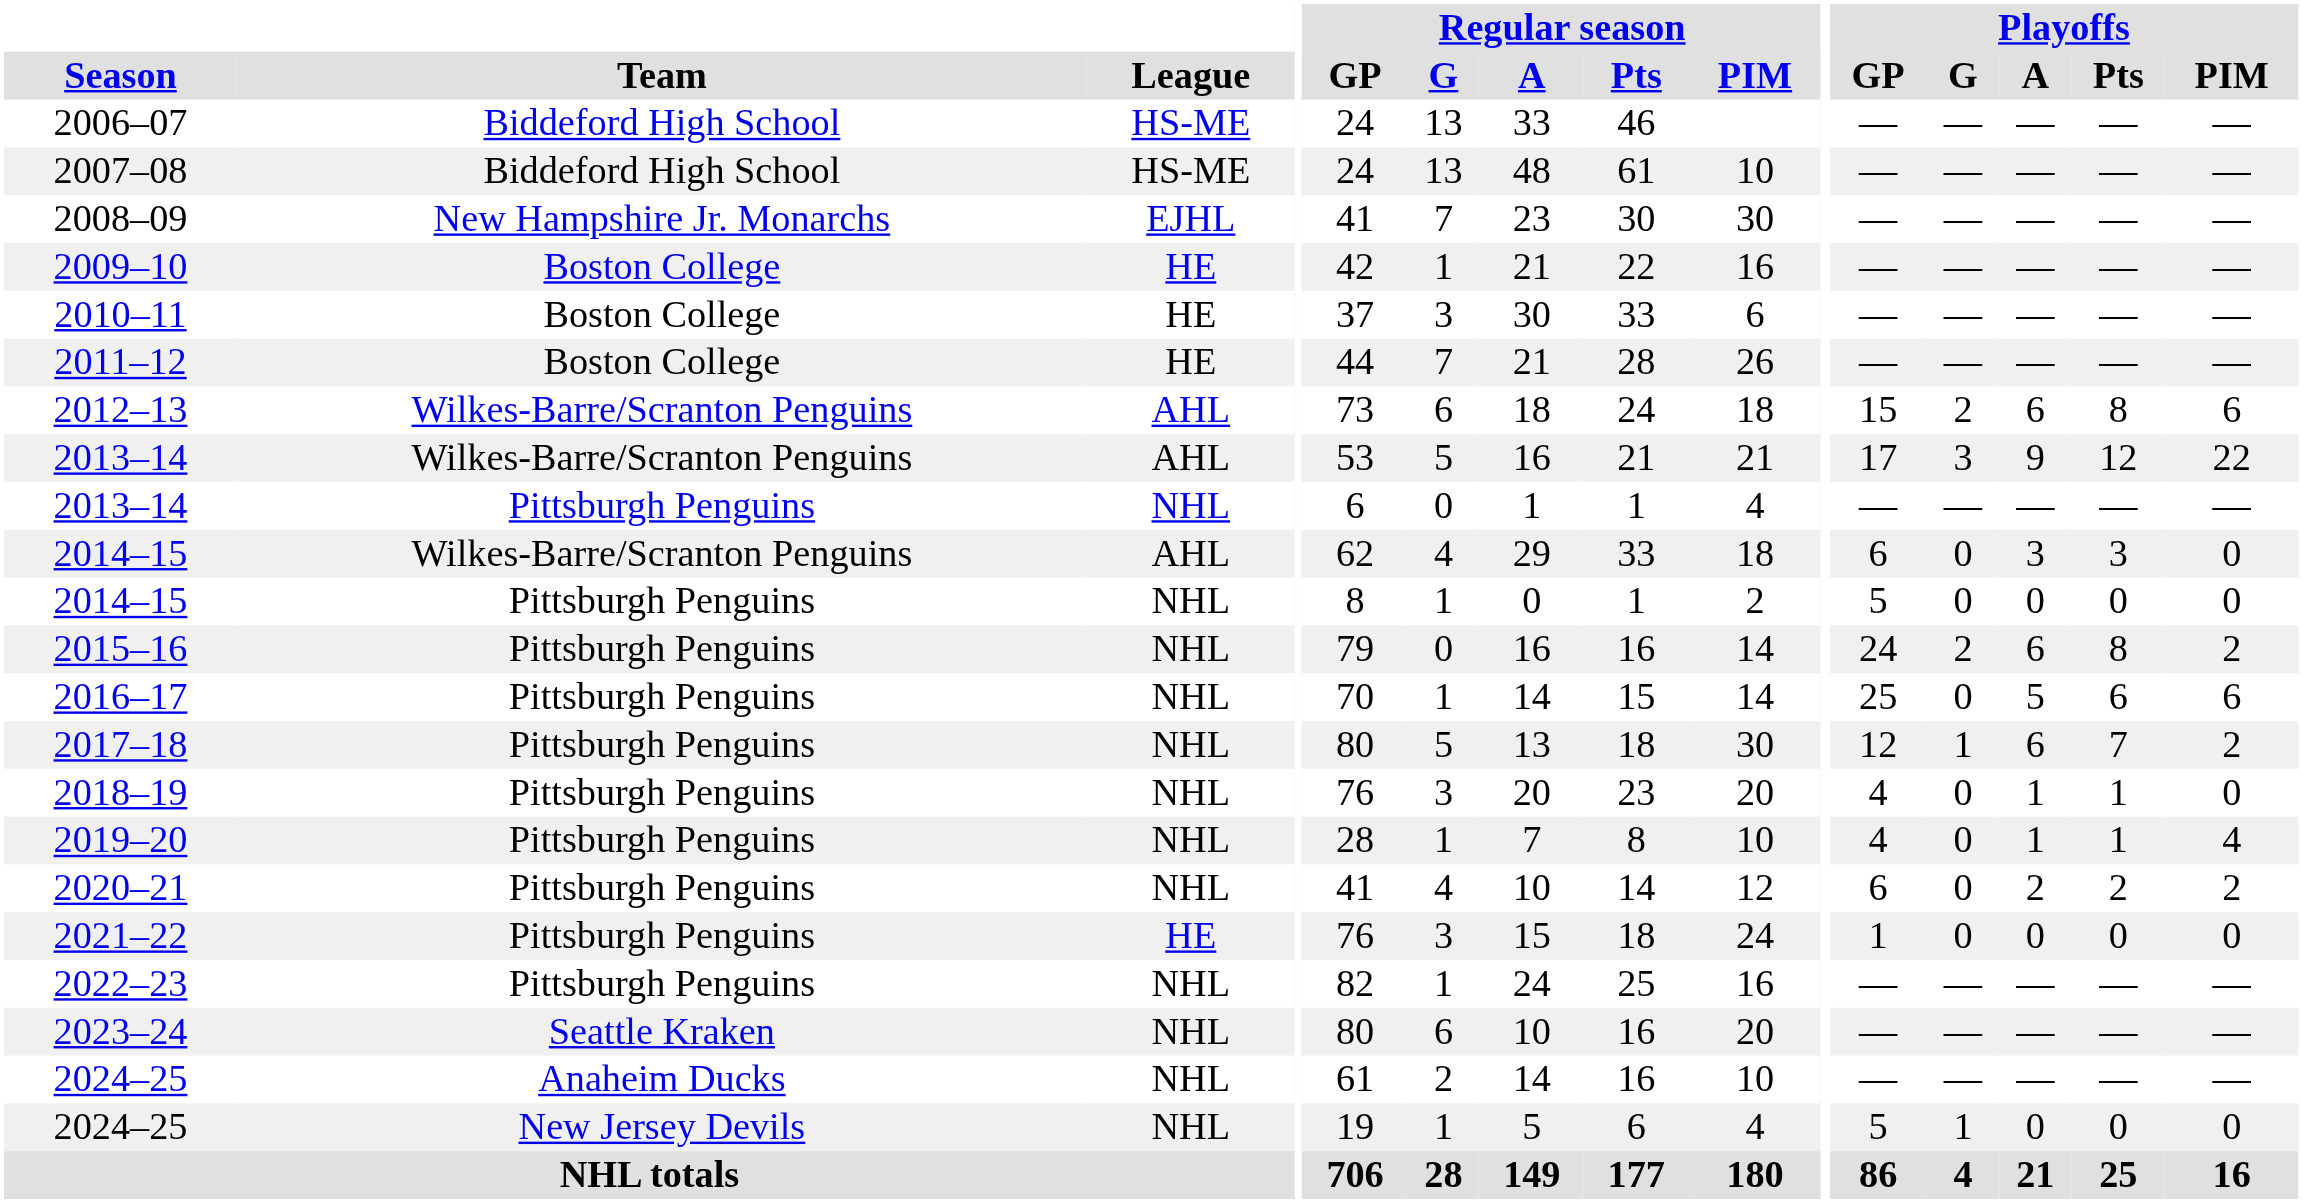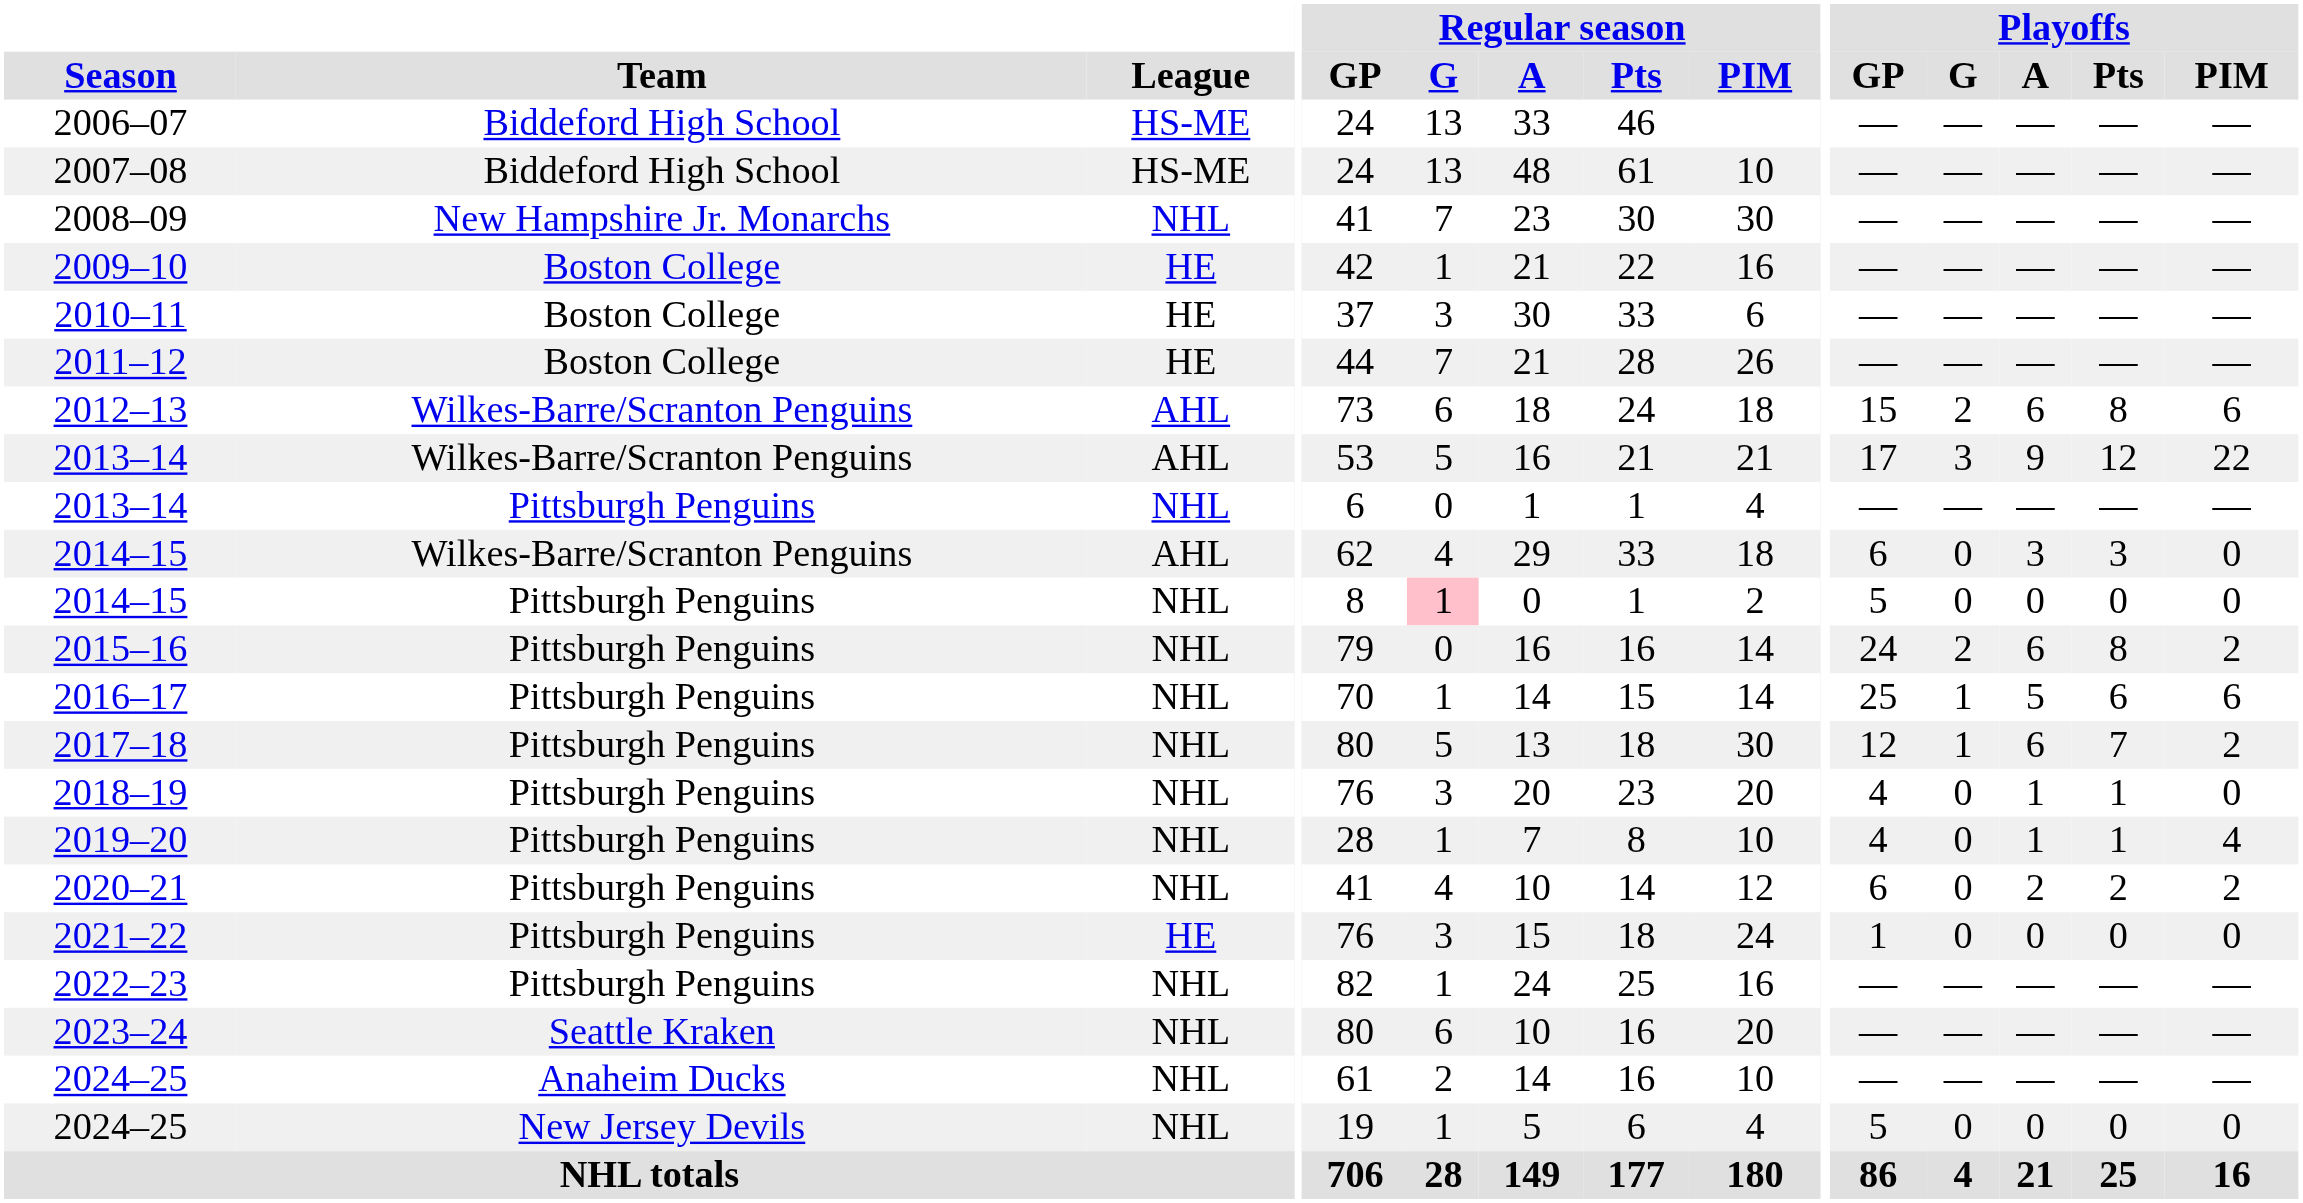(1191, 218) EJHL -> (1191, 218) NHL
(1443, 600) no background -> (1443, 600) pink background
(1963, 696) 0 -> (1963, 696) 1
(1963, 1126) 1 -> (1963, 1126) 0
